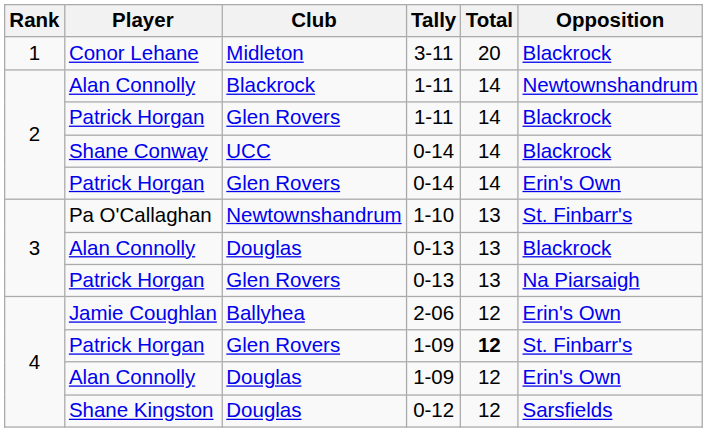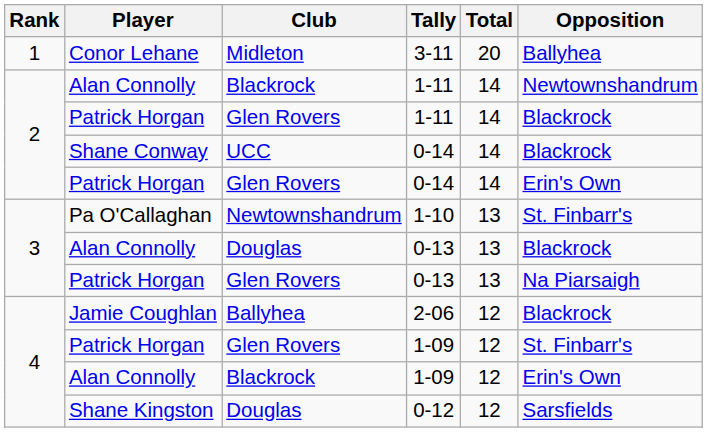(567, 53) Blackrock -> (562, 53) Ballyhea
(572, 313) Erin's Own -> (567, 313) Blackrock
(489, 345) bold -> (489, 345) normal
(264, 378) Douglas -> (271, 378) Blackrock
